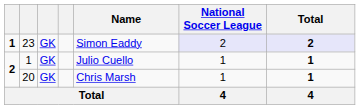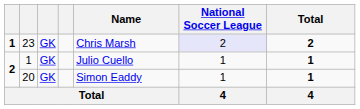(109, 43) Simon Eaddy -> (106, 43) Chris Marsh
(311, 43) lavender background -> (311, 43) no background
(106, 78) Chris Marsh -> (109, 78) Simon Eaddy
